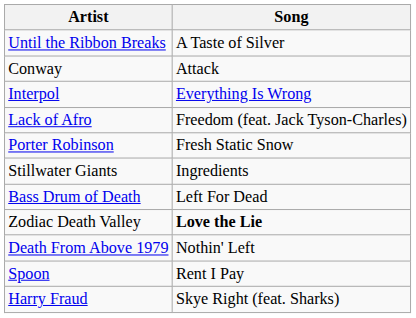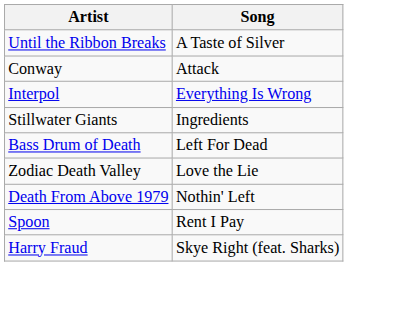- row: (50, 119)
- row: (61, 145)
(219, 222) bold -> (217, 171) normal
